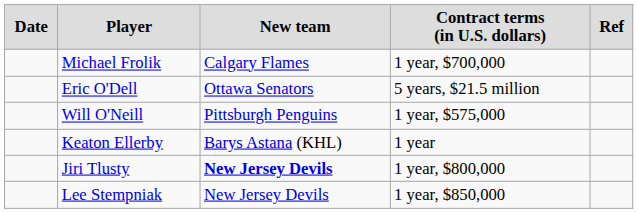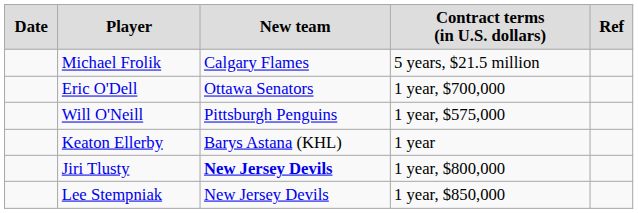(450, 62) 1 year, $700,000 -> (467, 62) 5 years, $21.5 million
(467, 89) 5 years, $21.5 million -> (450, 89) 1 year, $700,000
